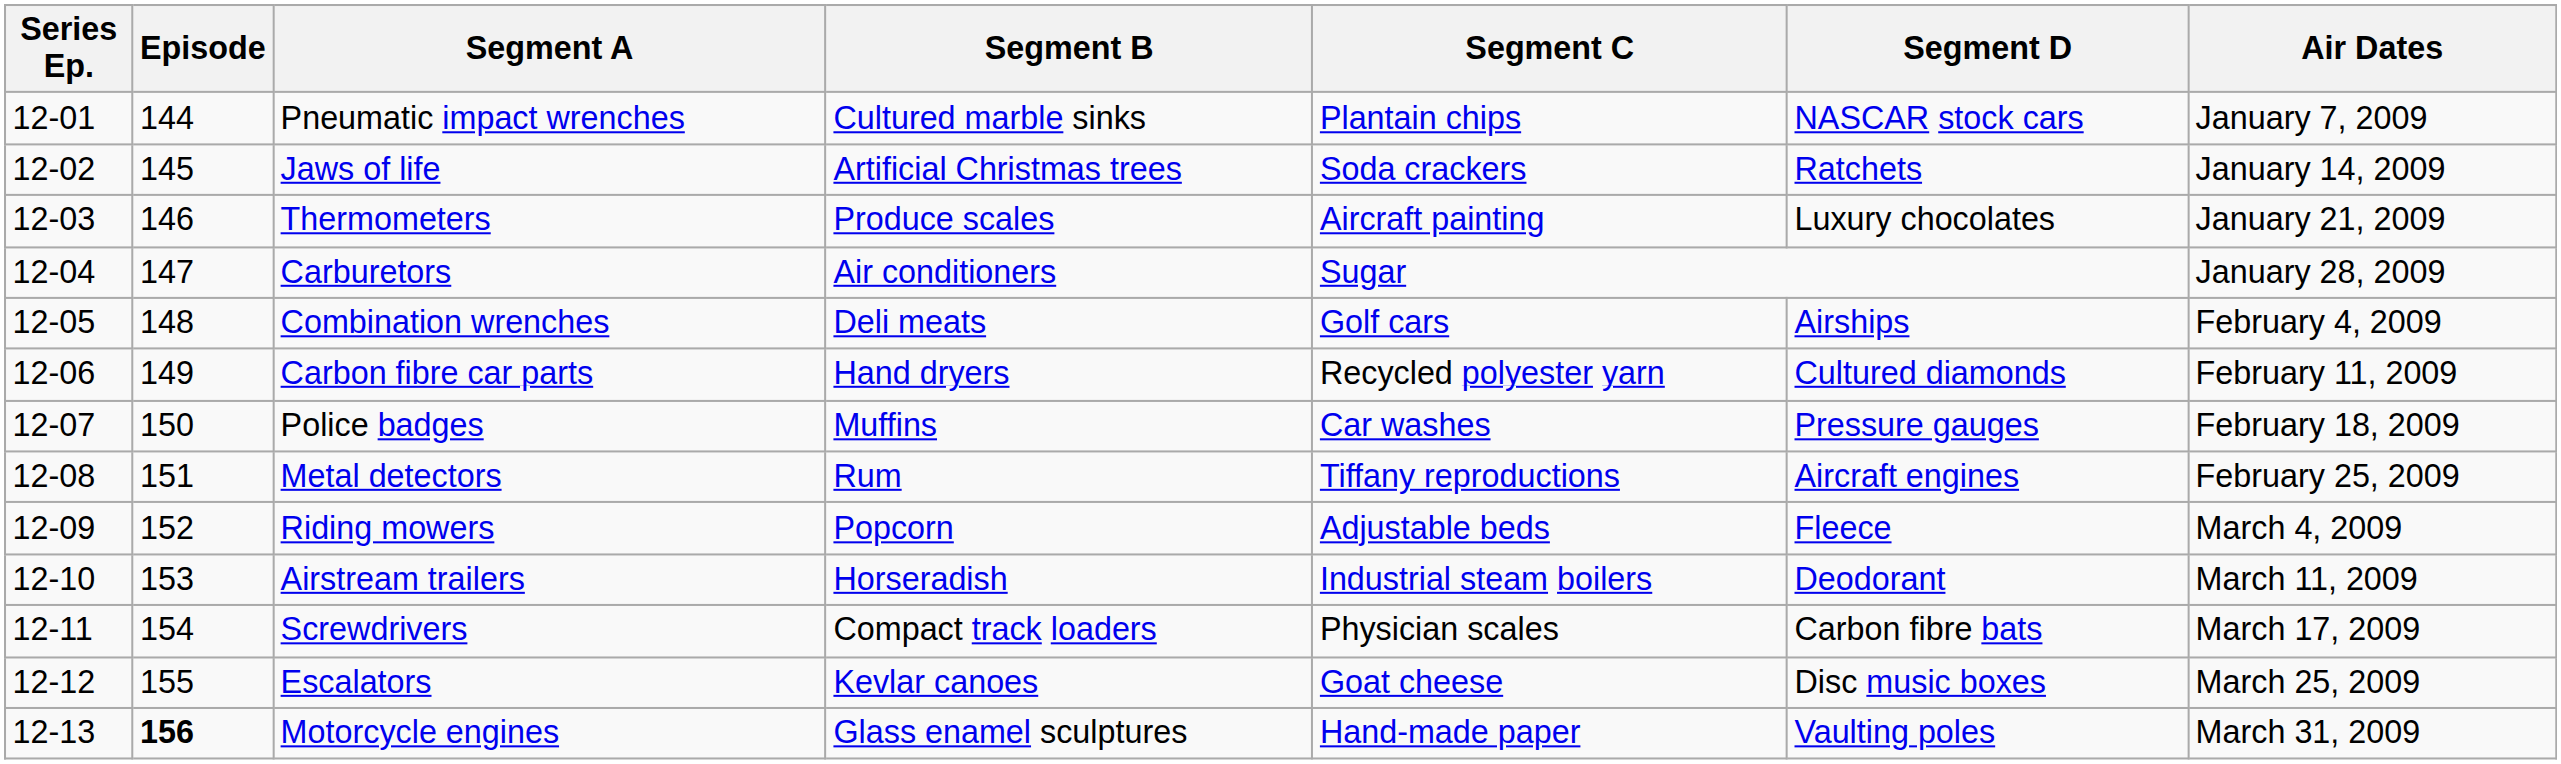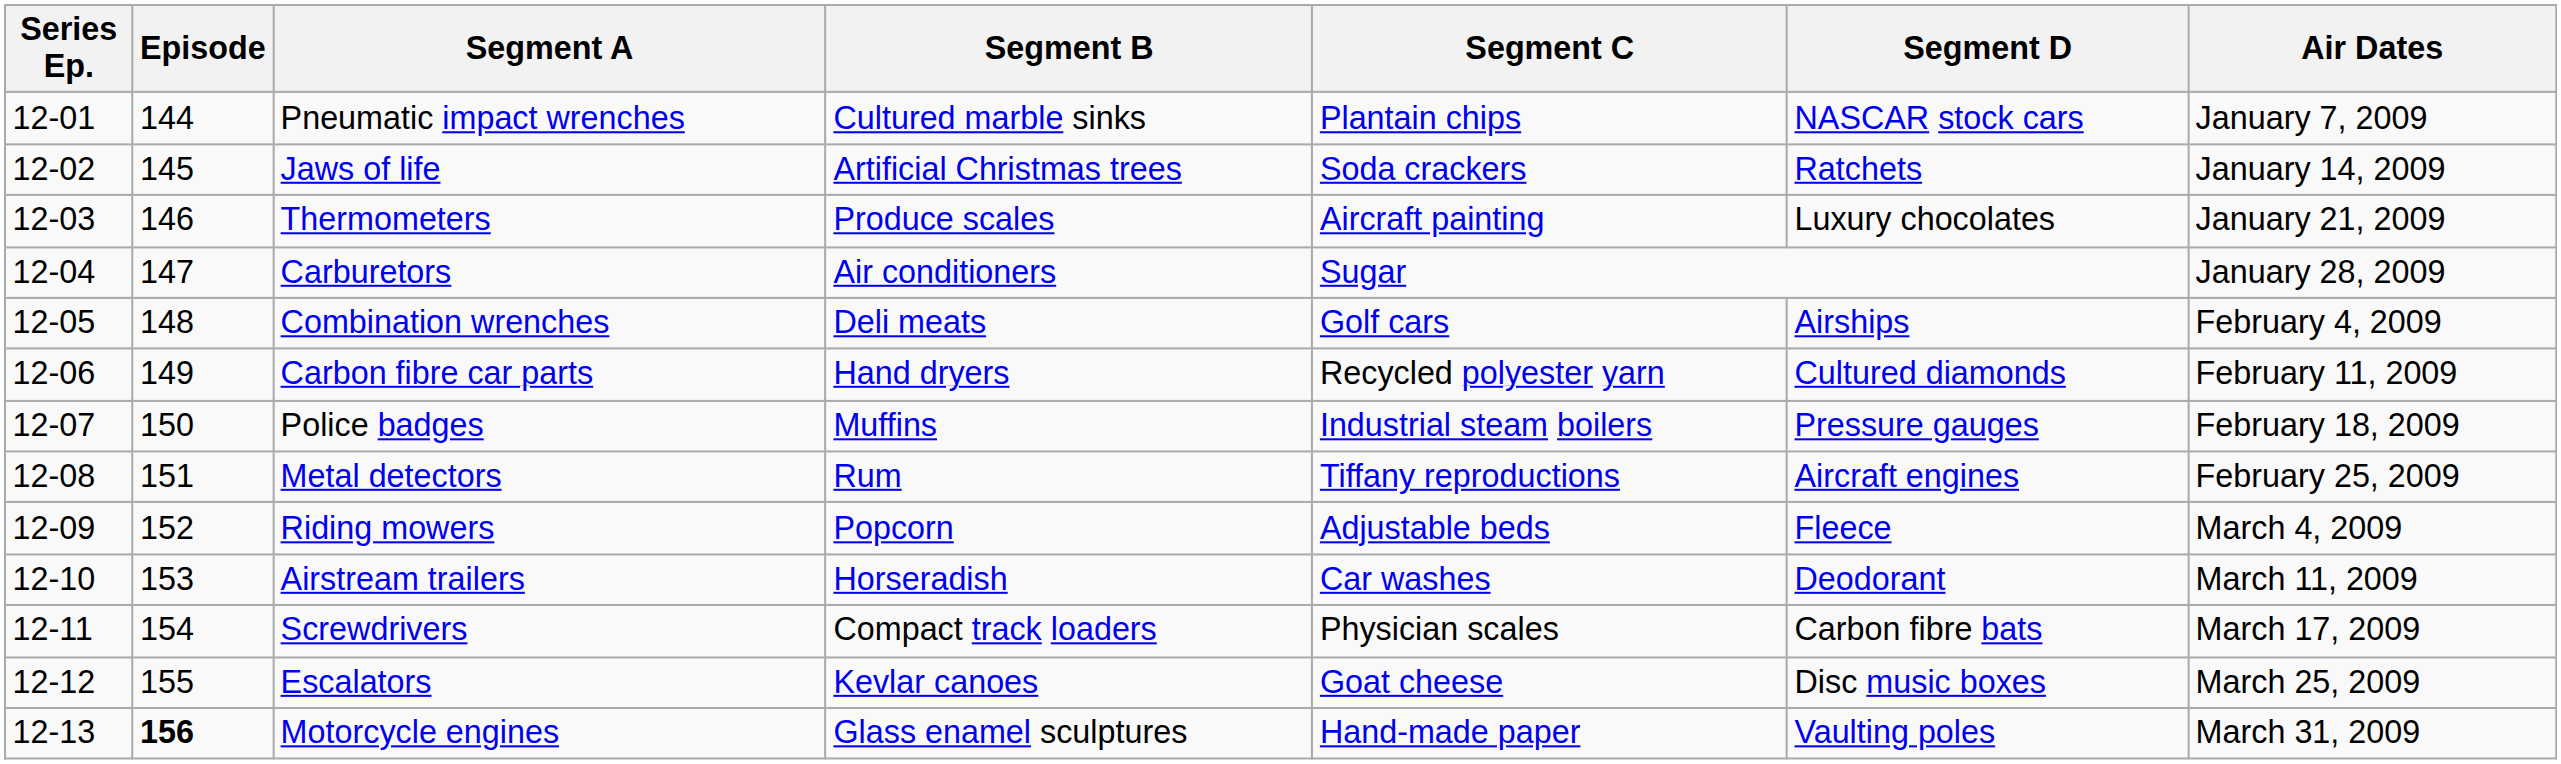(1405, 425) Car washes -> (1486, 425) Industrial steam boilers
(1486, 579) Industrial steam boilers -> (1405, 579) Car washes
